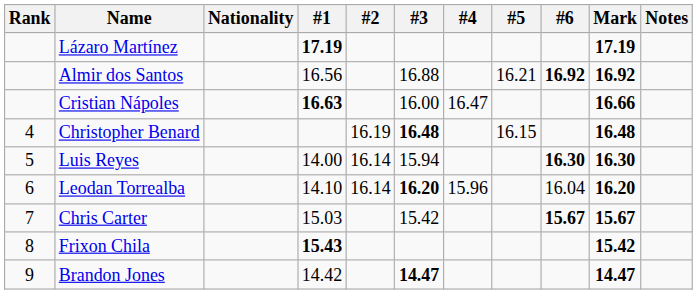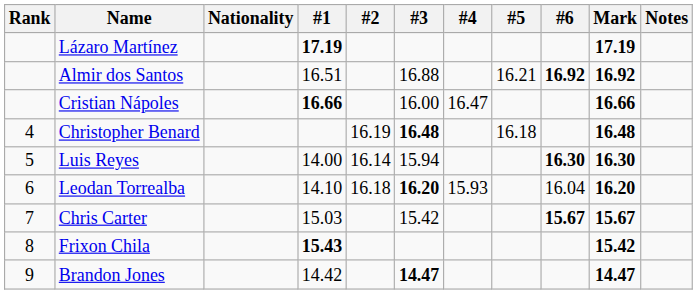(322, 75) 16.56 -> (322, 75) 16.51
(322, 103) 16.63 -> (322, 103) 16.66
(516, 132) 16.15 -> (516, 132) 16.18
(371, 189) 16.14 -> (371, 189) 16.18
(468, 189) 15.96 -> (468, 189) 15.93
